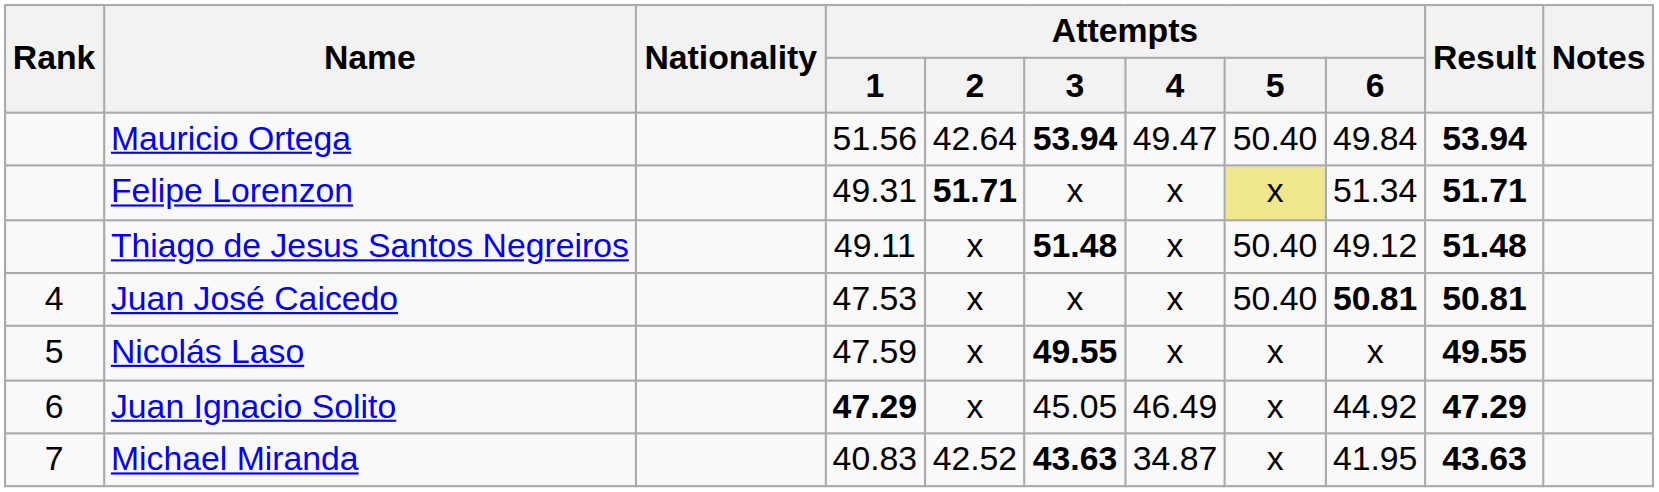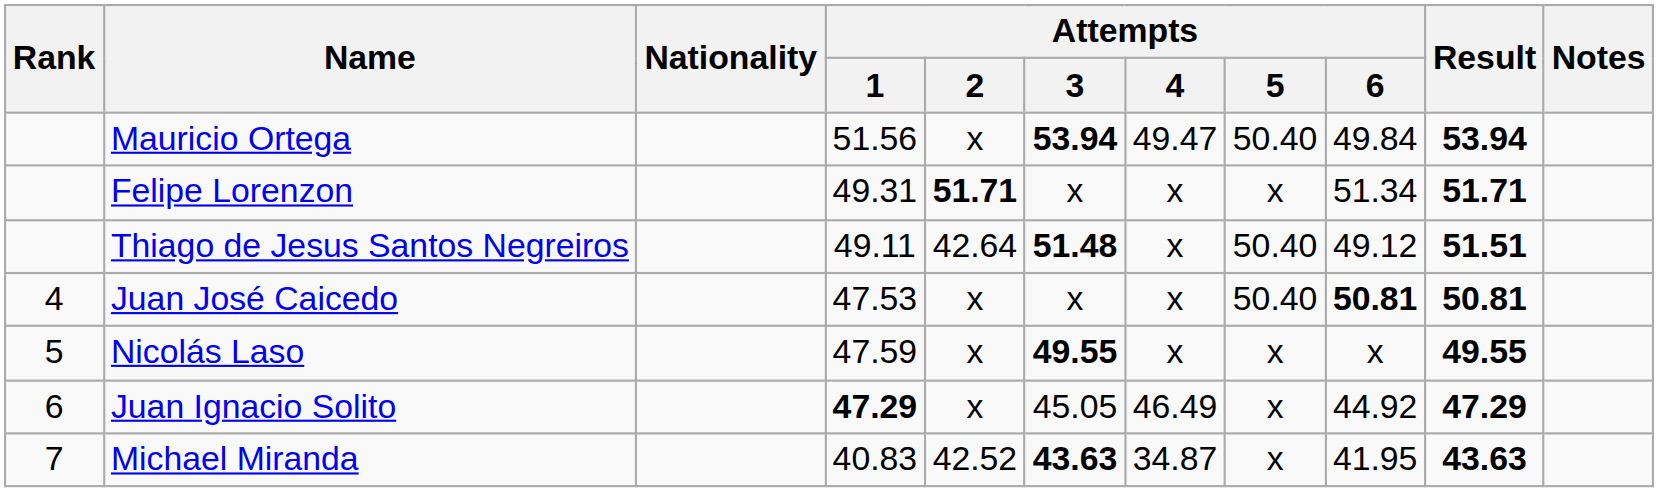(975, 138) 42.64 -> (975, 138) x
(1275, 191) khaki background -> (1275, 191) no background
(975, 245) x -> (975, 245) 42.64
(1485, 245) 51.48 -> (1485, 245) 51.51
